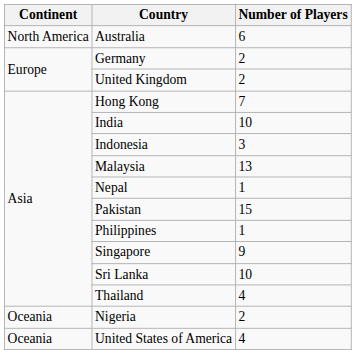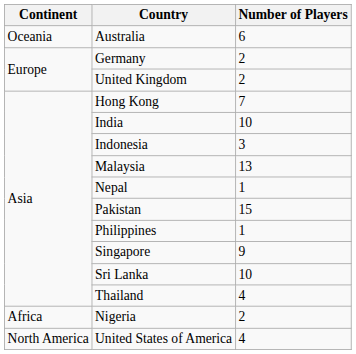(48, 36) North America -> (30, 36) Oceania
(30, 317) Oceania -> (25, 317) Africa
(30, 338) Oceania -> (48, 338) North America
